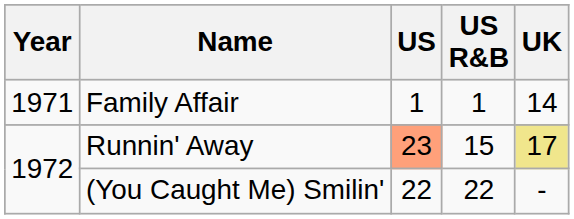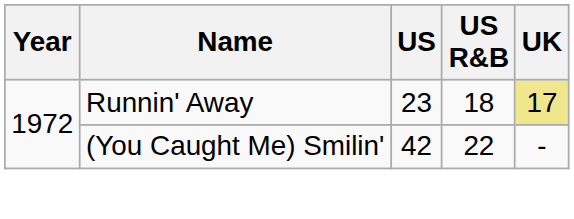- row: (162, 102)
(417, 146) lightsalmon background -> (417, 102) no background
(479, 146) 15 -> (479, 102) 18
(417, 190) 22 -> (417, 146) 42
